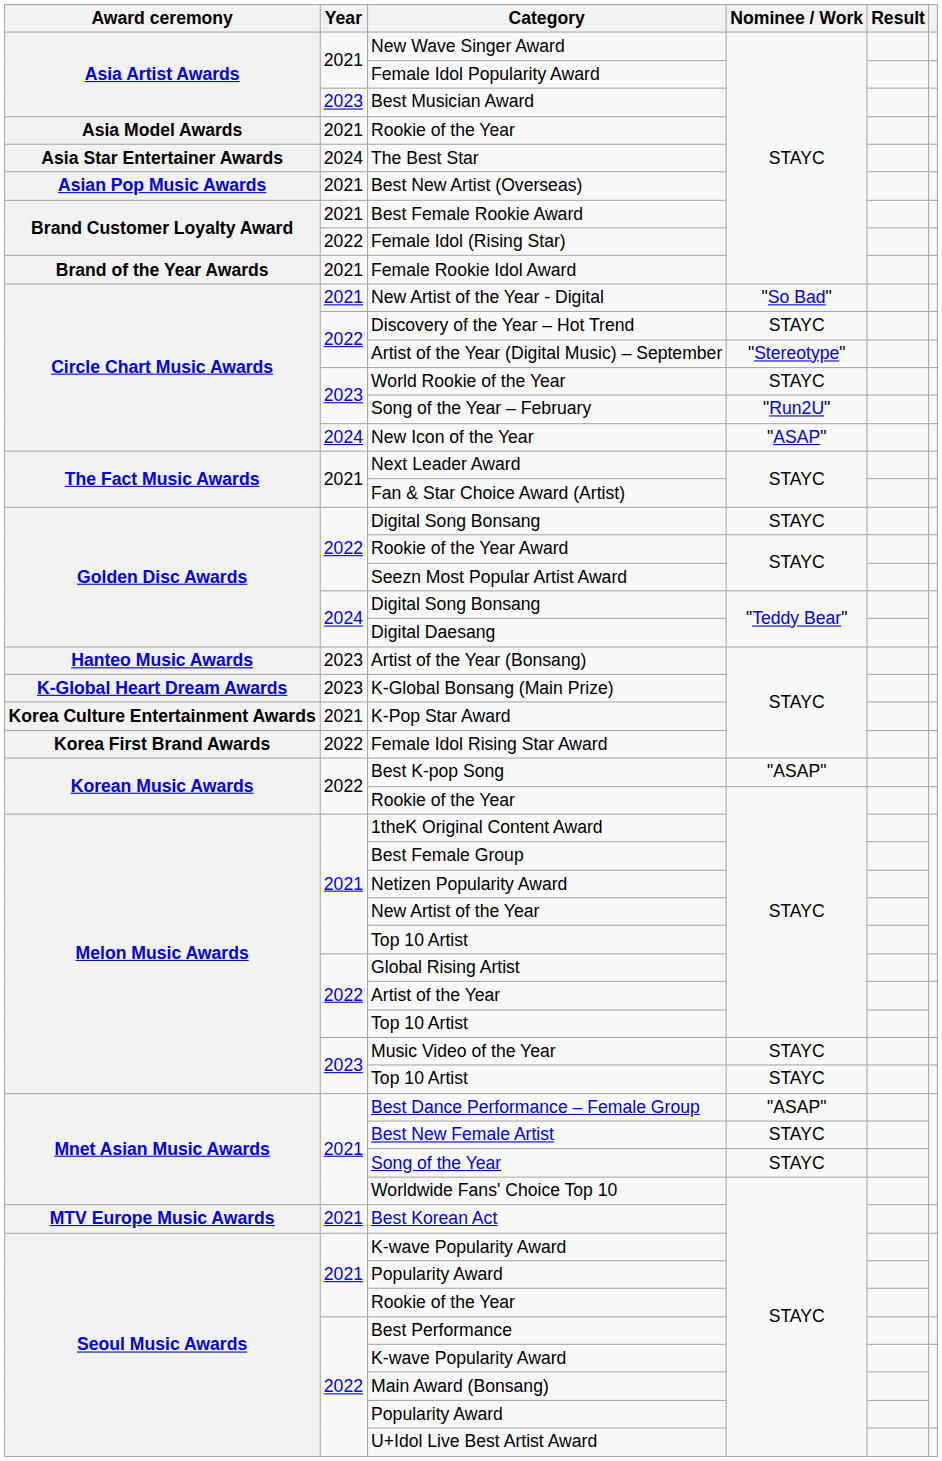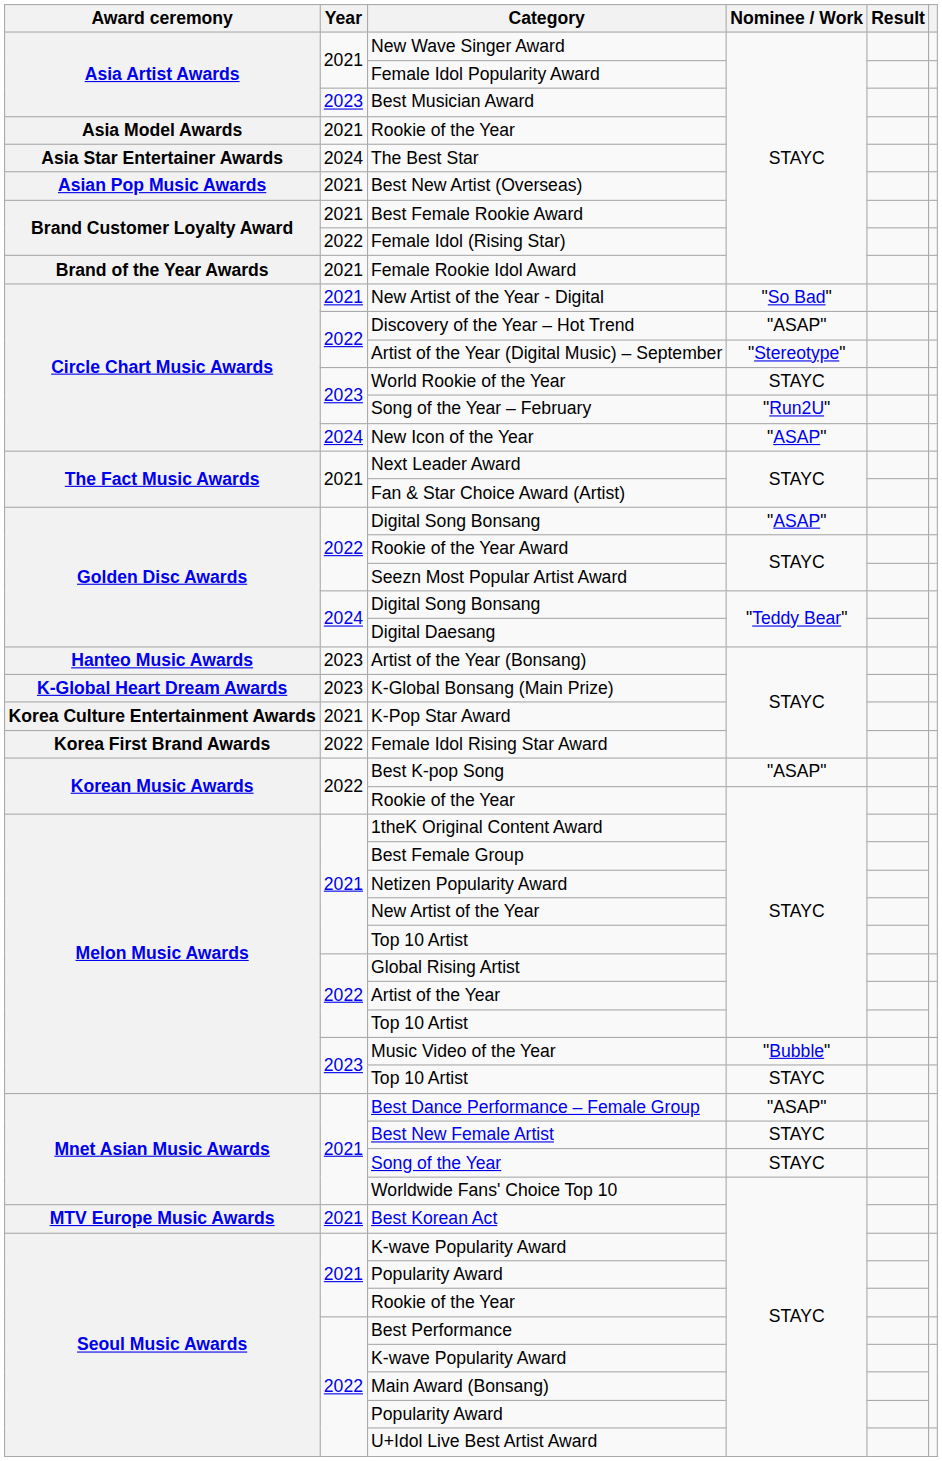(797, 325) STAYC -> (797, 325) "ASAP"
(797, 520) STAYC -> (797, 520) "ASAP"
(797, 1051) STAYC -> (797, 1051) "Bubble"
